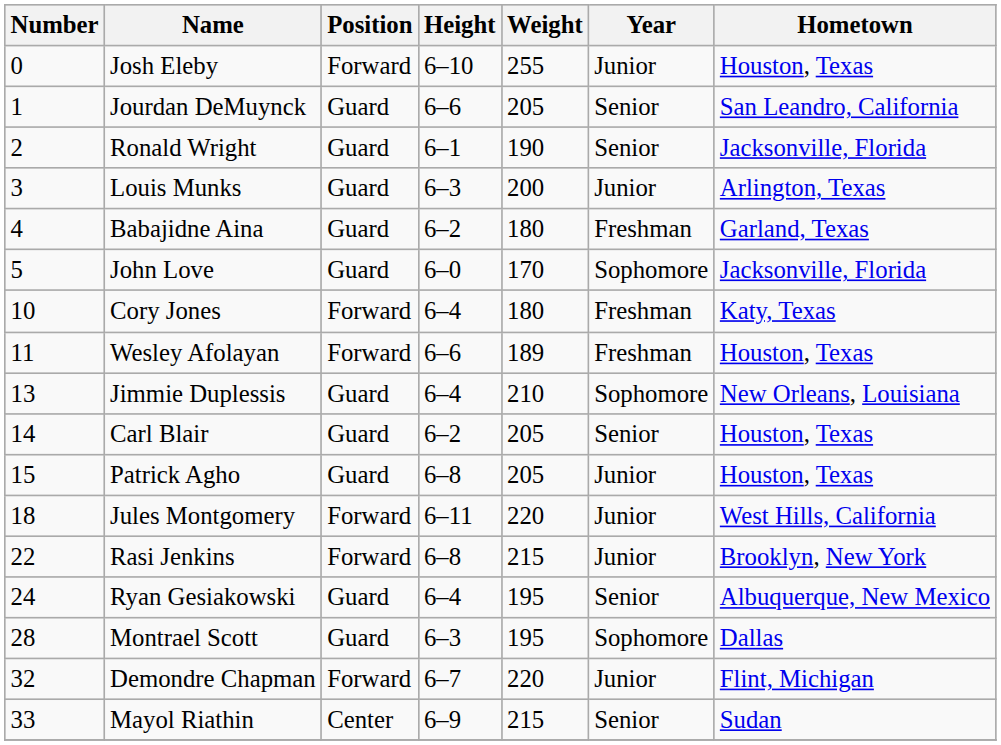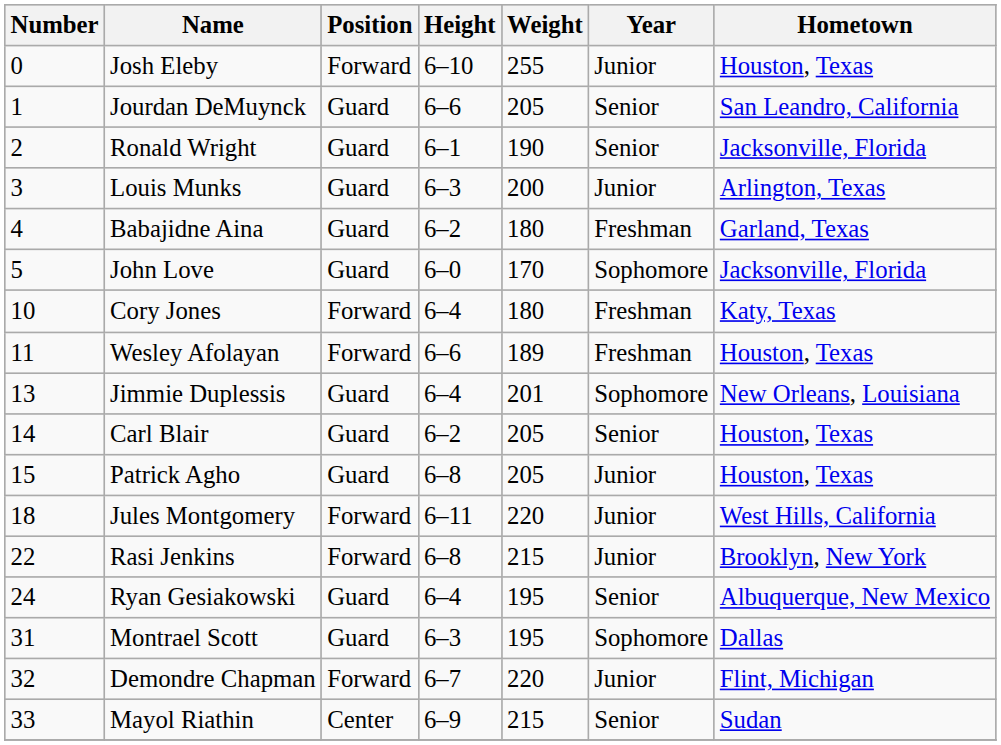(526, 392) 210 -> (526, 392) 201
(23, 637) 28 -> (23, 637) 31
